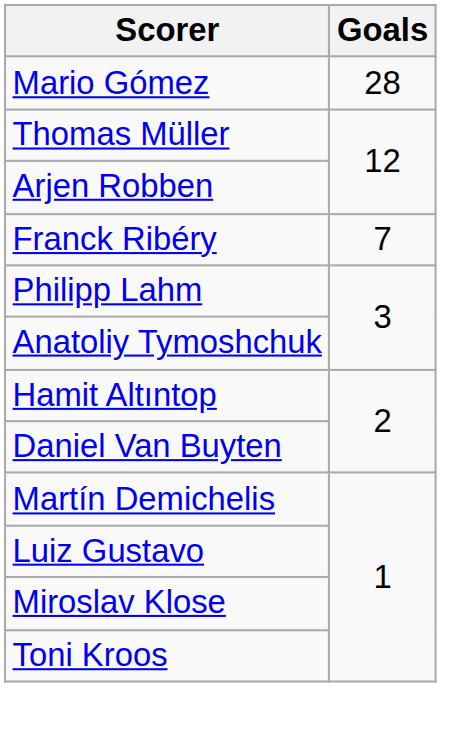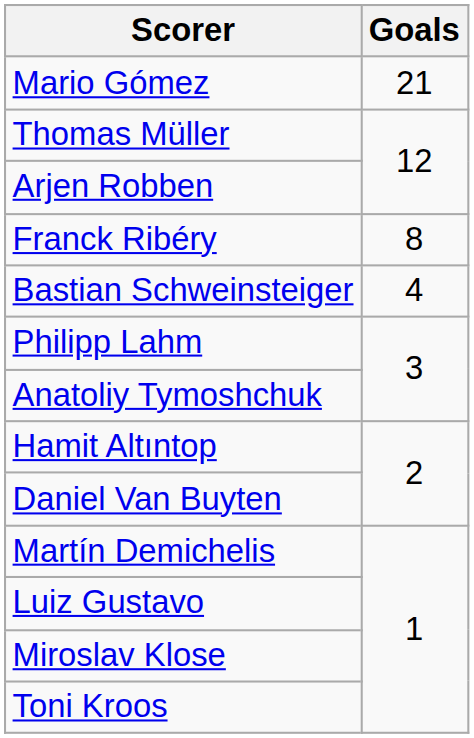(383, 82) 28 -> (414, 82) 21
(383, 238) 7 -> (414, 238) 8
+ row: (183, 290)
